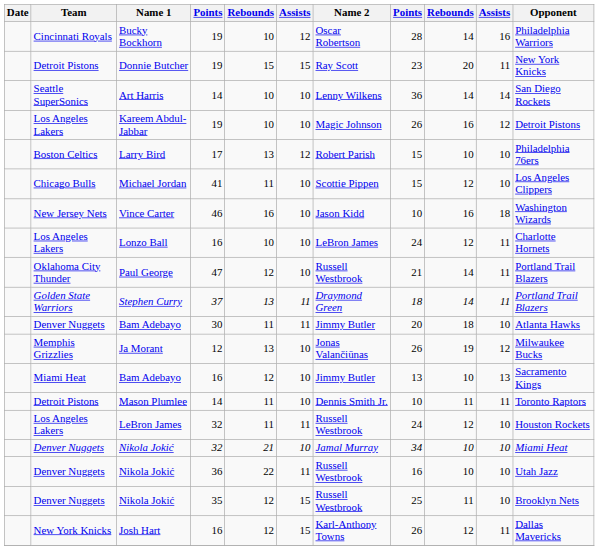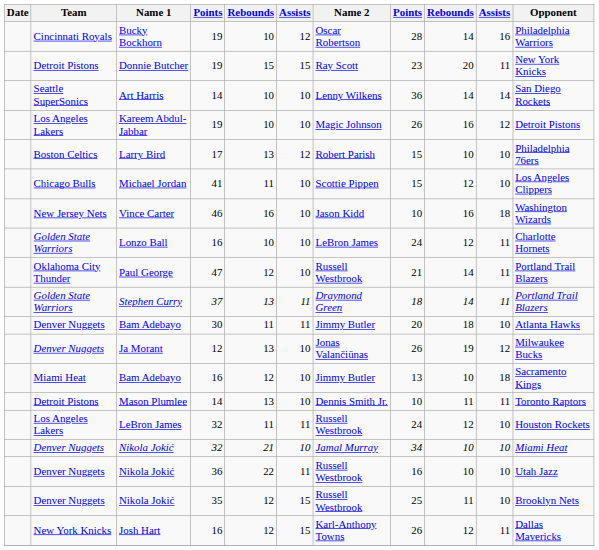(61, 242) Los Angeles Lakers -> (62, 242) Golden State Warriors
(54, 348) Memphis Grizzlies -> (69, 348) Denver Nuggets
(505, 378) 13 -> (505, 378) 18
(269, 401) 11 -> (269, 401) 13
